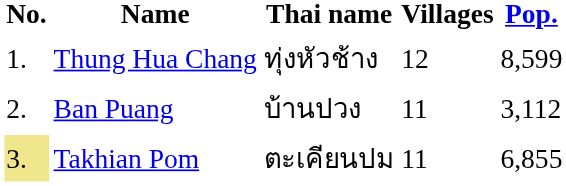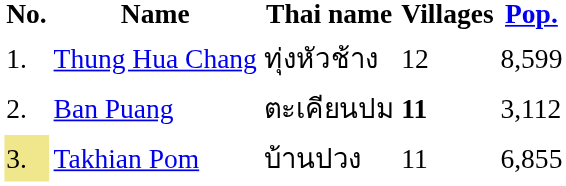(313, 108) บ้านปวง -> (329, 108) ตะเคียนปม
(415, 108) normal -> (414, 108) bold
(329, 158) ตะเคียนปม -> (313, 158) บ้านปวง
